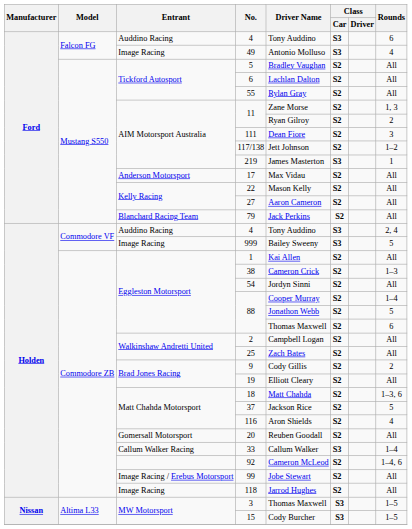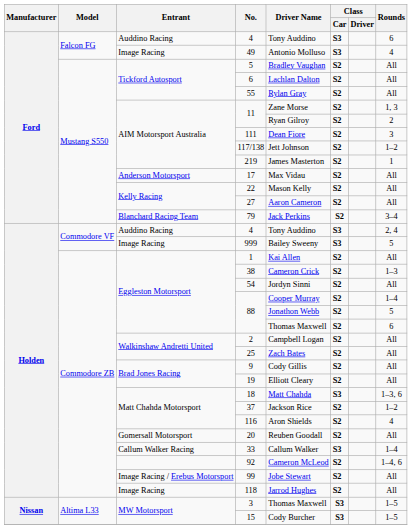(337, 161) S3 -> (337, 161) S2
(391, 216) All -> (391, 216) 3–4
(391, 366) 2 -> (391, 366) All
(337, 394) S2 -> (337, 394) S3
(391, 407) 5 -> (391, 407) 1–2
